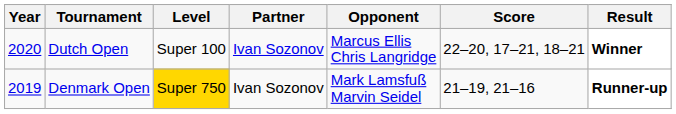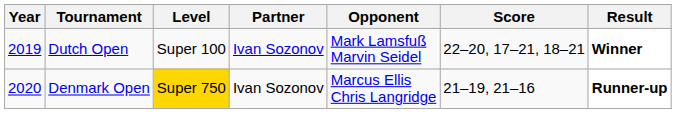(25, 49) 2020 -> (25, 49) 2019
(384, 49) Marcus Ellis Chris Langridge -> (378, 49) Mark Lamsfuß Marvin Seidel
(25, 89) 2019 -> (25, 89) 2020
(378, 89) Mark Lamsfuß Marvin Seidel -> (384, 89) Marcus Ellis Chris Langridge
